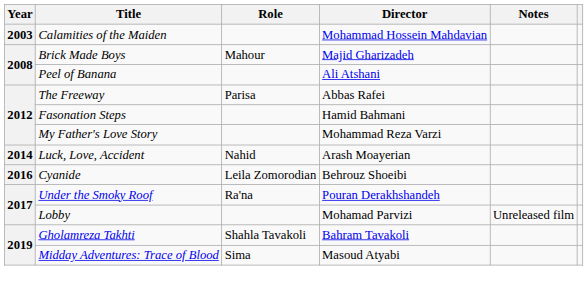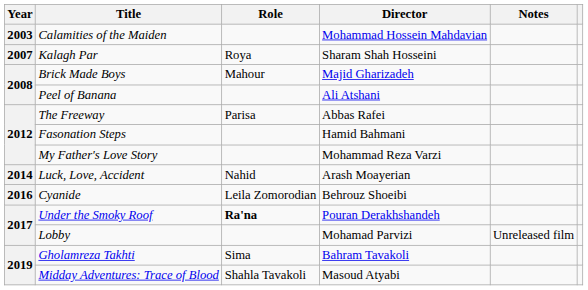+ row: (68, 54)
(239, 194) normal -> (241, 214) bold
(265, 235) Shahla Tavakoli -> (238, 255) Sima
(238, 255) Sima -> (265, 275) Shahla Tavakoli
